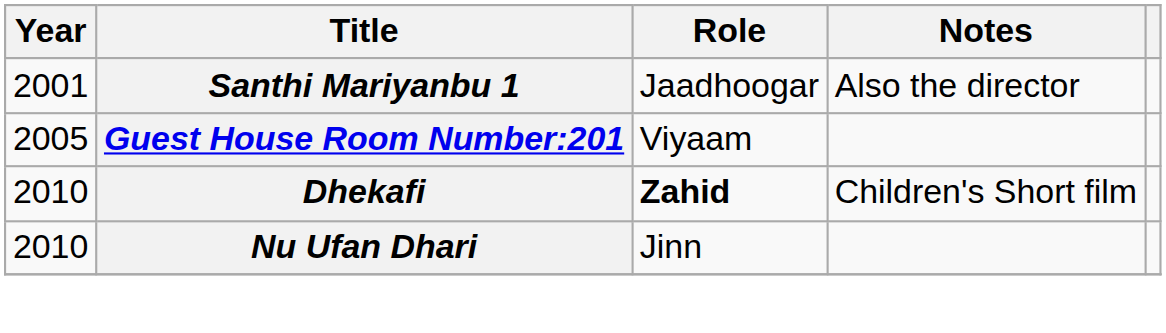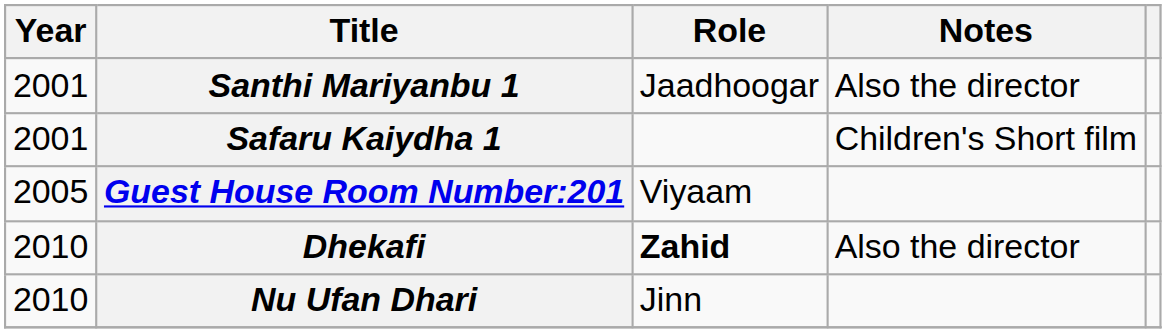+ row: (364, 138)
(986, 192) Children's Short film -> (957, 246) Also the director
